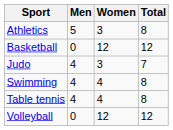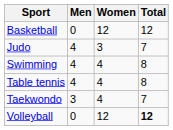- row: (27, 30)
+ row: (34, 99)
(147, 116) normal -> (147, 116) bold
